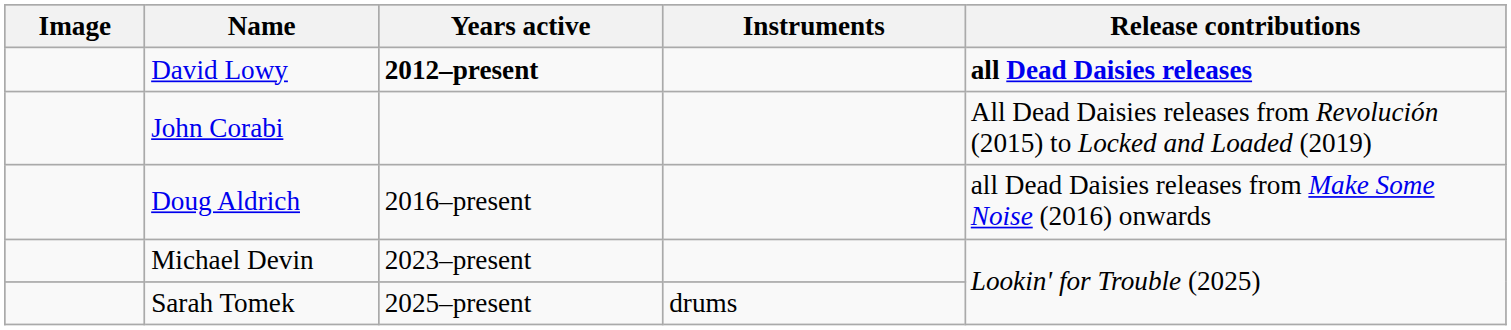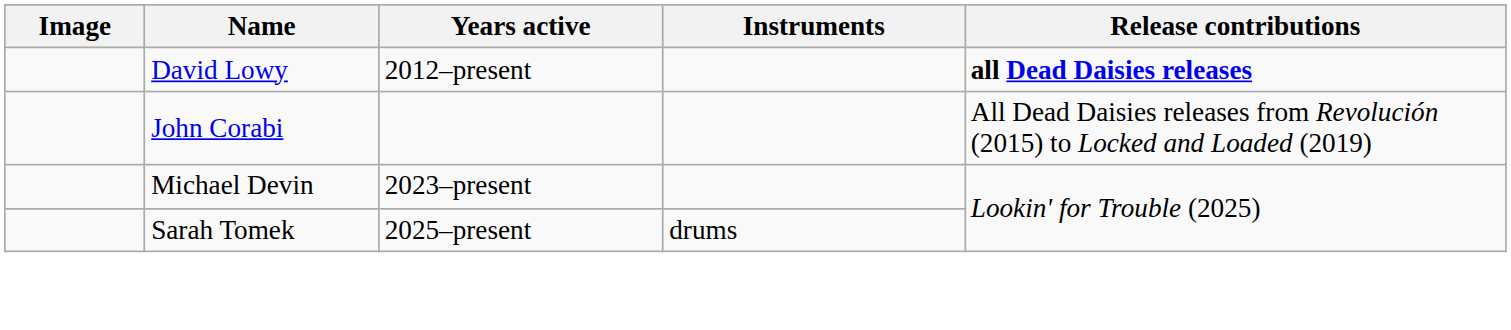(462, 69) bold -> (458, 69) normal
- row: (226, 201)
